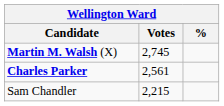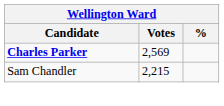- row: (62, 52)
(156, 71) 2,561 -> (156, 52) 2,569
